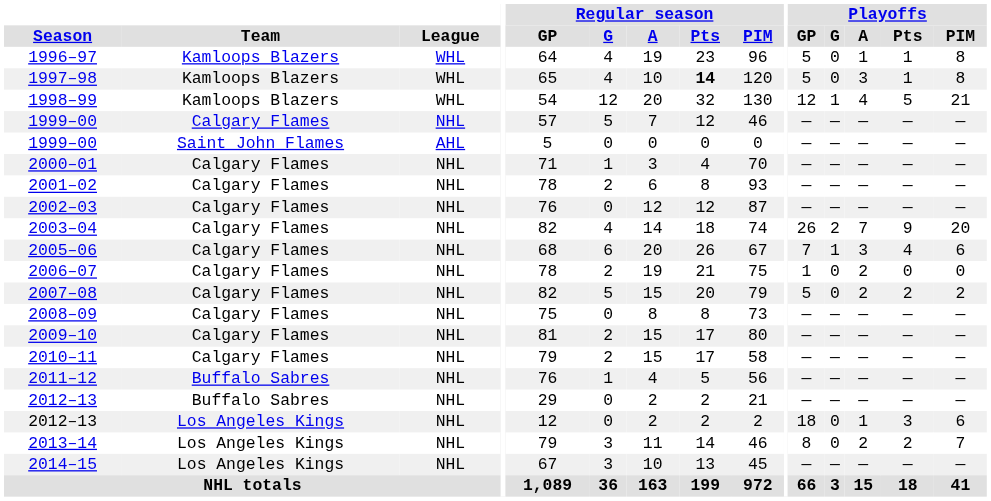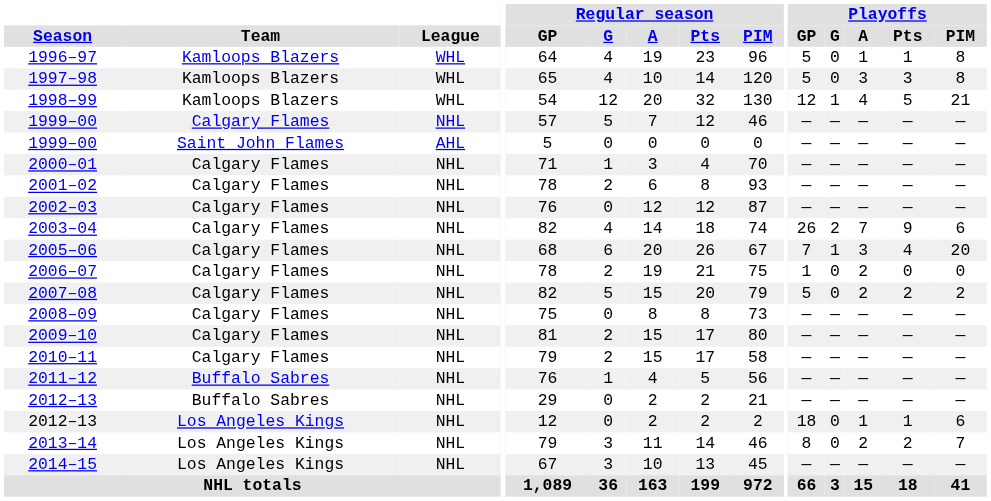(705, 79) bold -> (705, 79) normal
(908, 79) 1 -> (908, 79) 3
(960, 229) 20 -> (960, 229) 6
(960, 250) 6 -> (960, 250) 20
(908, 422) 3 -> (908, 422) 1
